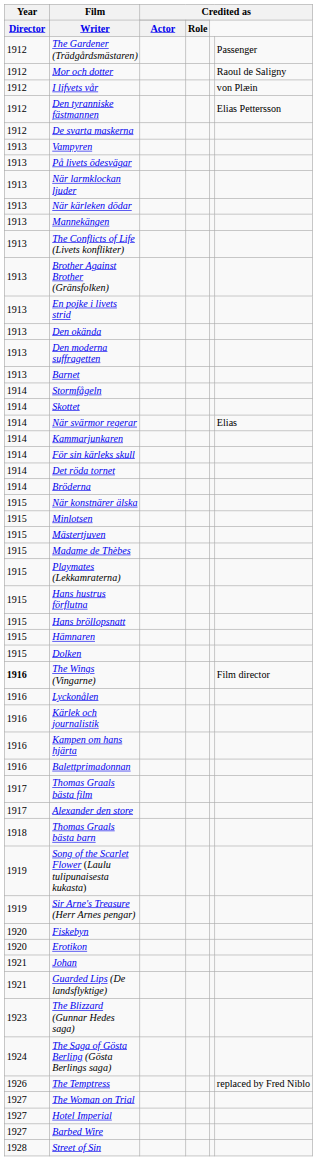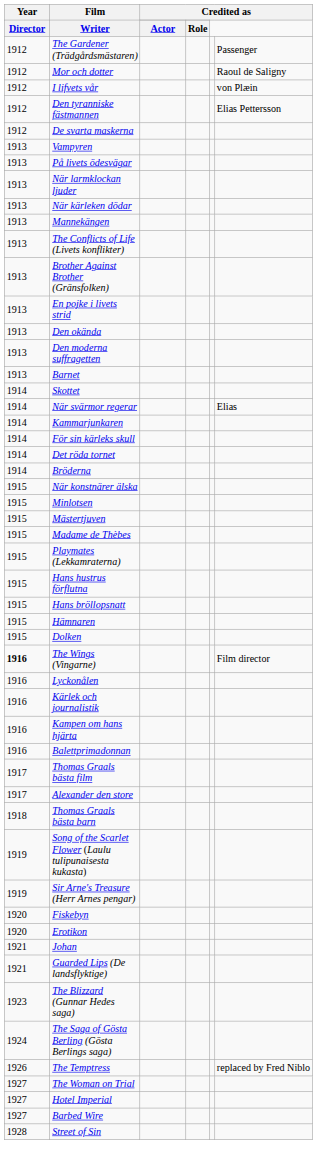- row: (77, 390)
